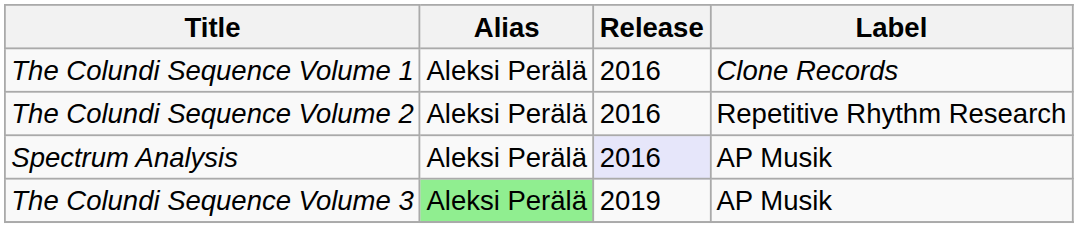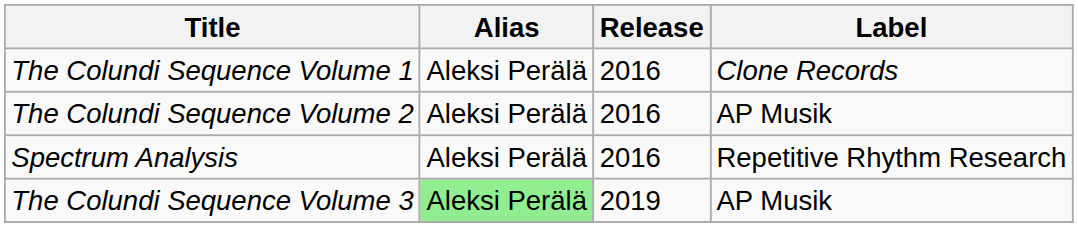(891, 114) Repetitive Rhythm Research -> (774, 114) AP Musik
(630, 158) lavender background -> (630, 158) no background
(774, 158) AP Musik -> (891, 158) Repetitive Rhythm Research
